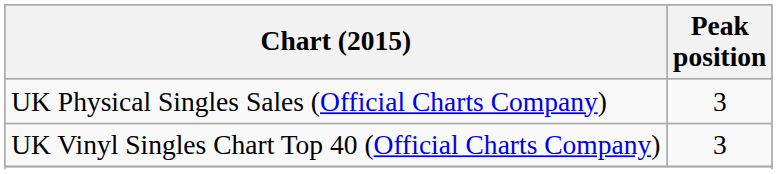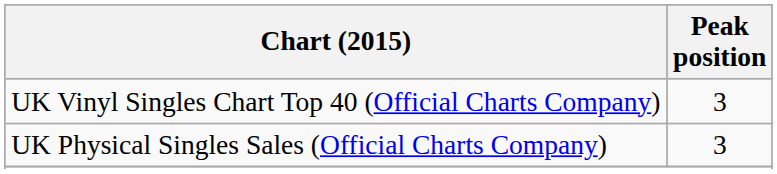rows swapped: (309, 100) <-> (336, 144)
